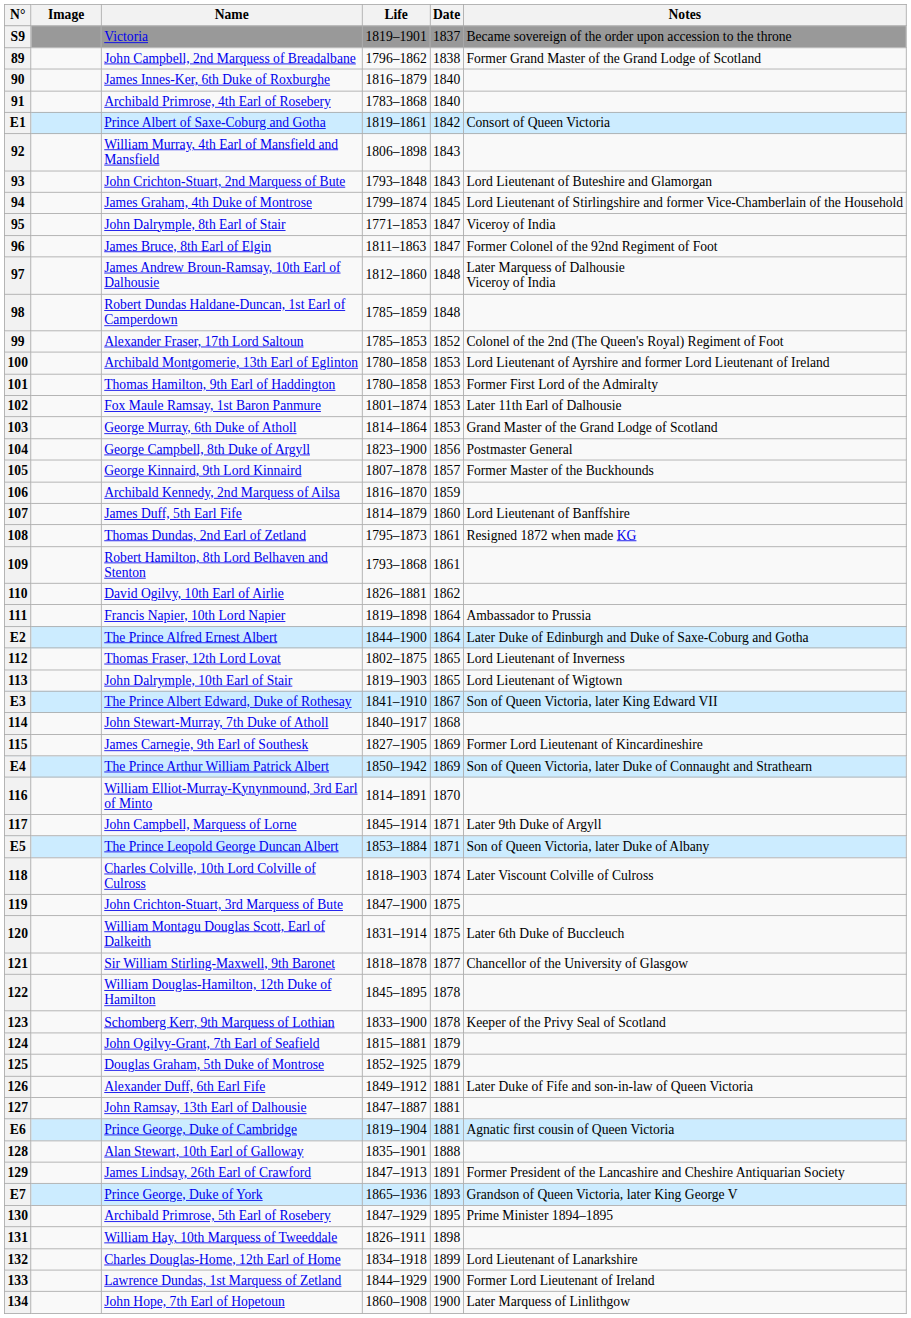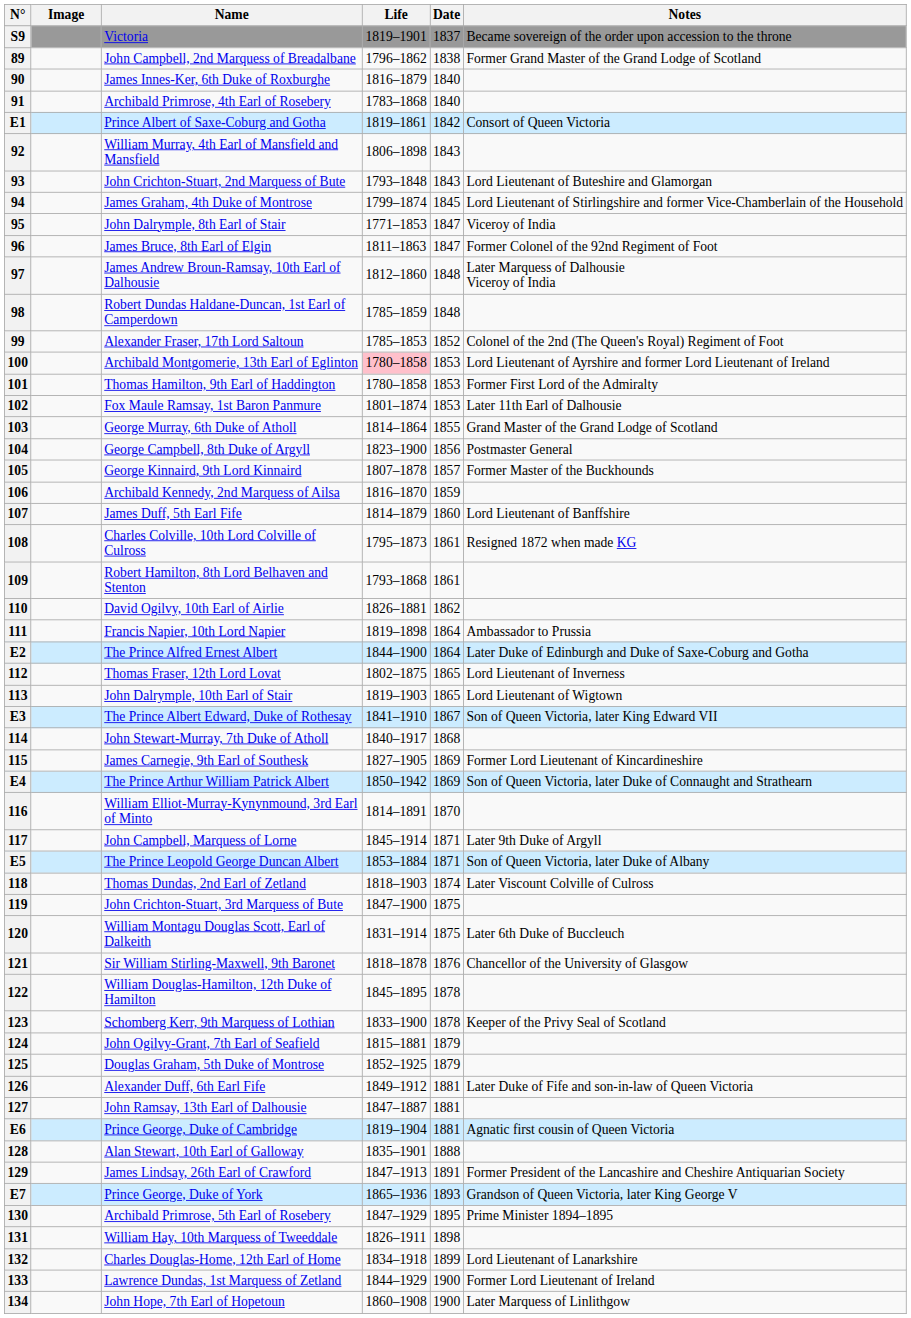(396, 363) no background -> (396, 363) pink background
(447, 427) 1853 -> (447, 427) 1855
(205, 535) Thomas Dundas, 2nd Earl of Zetland -> (210, 543) Charles Colville, 10th Lord Colville of Culross
(210, 875) Charles Colville, 10th Lord Colville of Culross -> (205, 883) Thomas Dundas, 2nd Earl of Zetland
(447, 963) 1877 -> (447, 963) 1876
